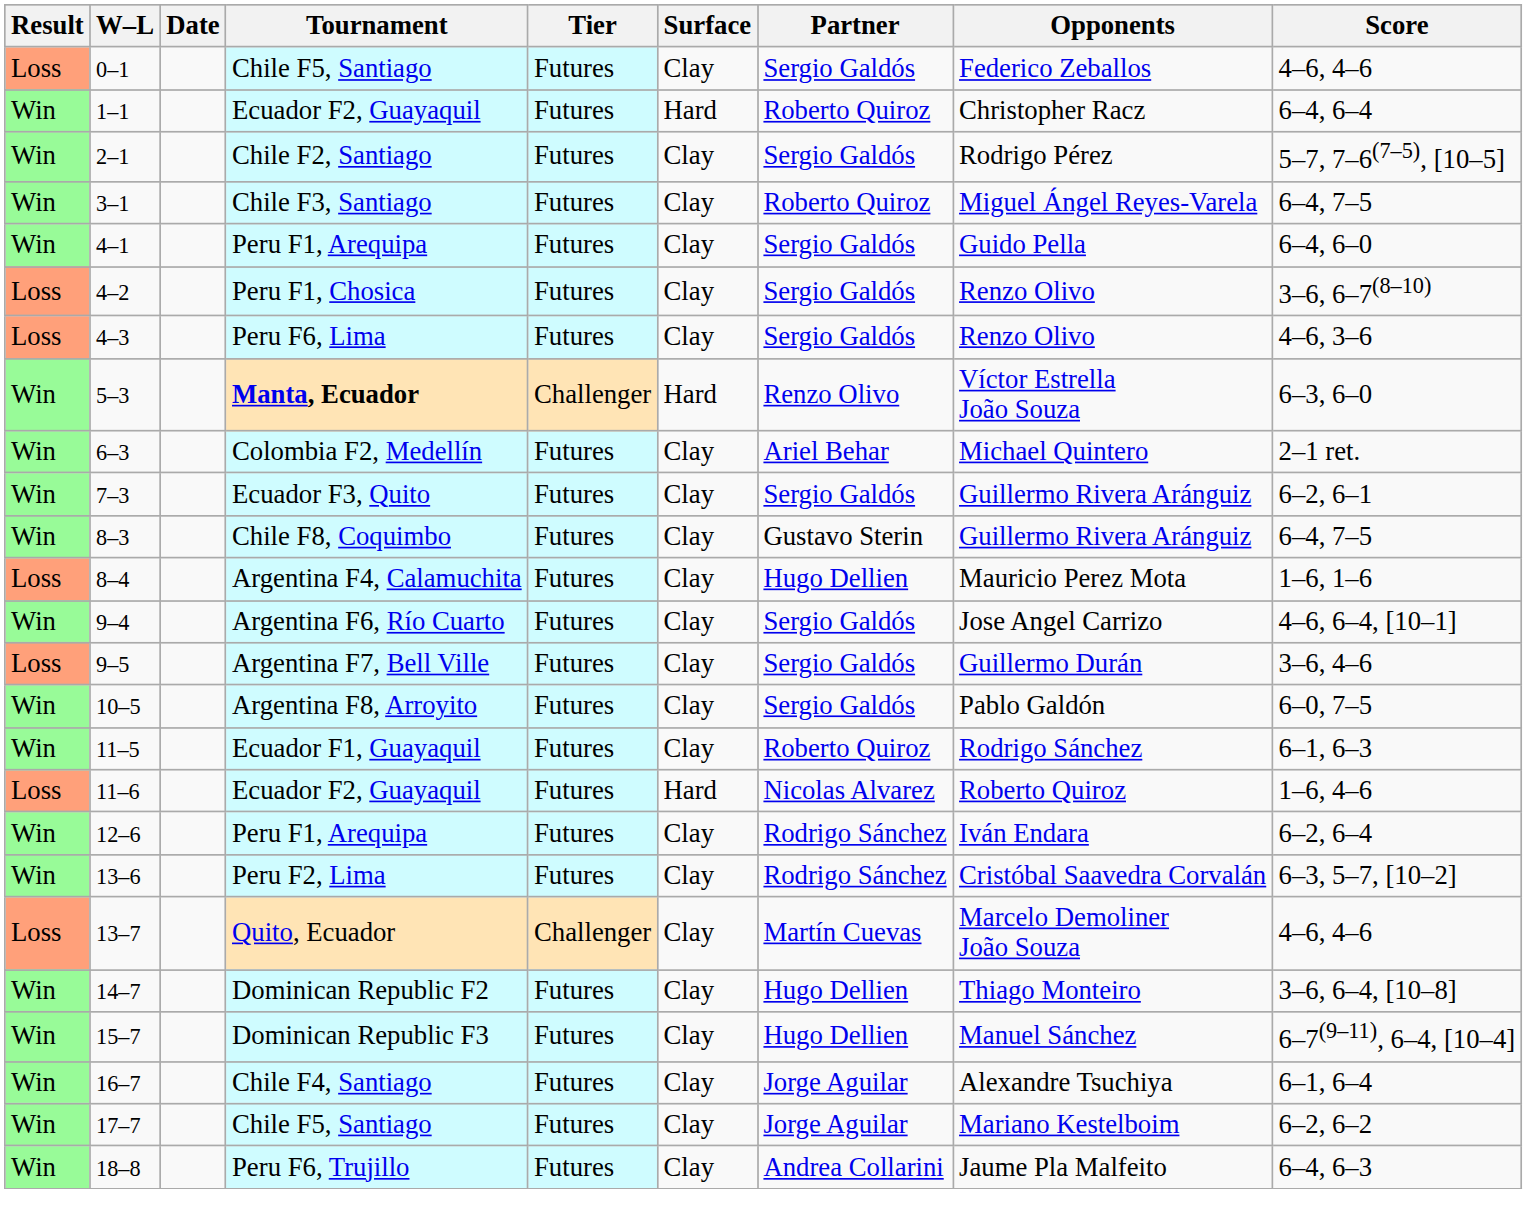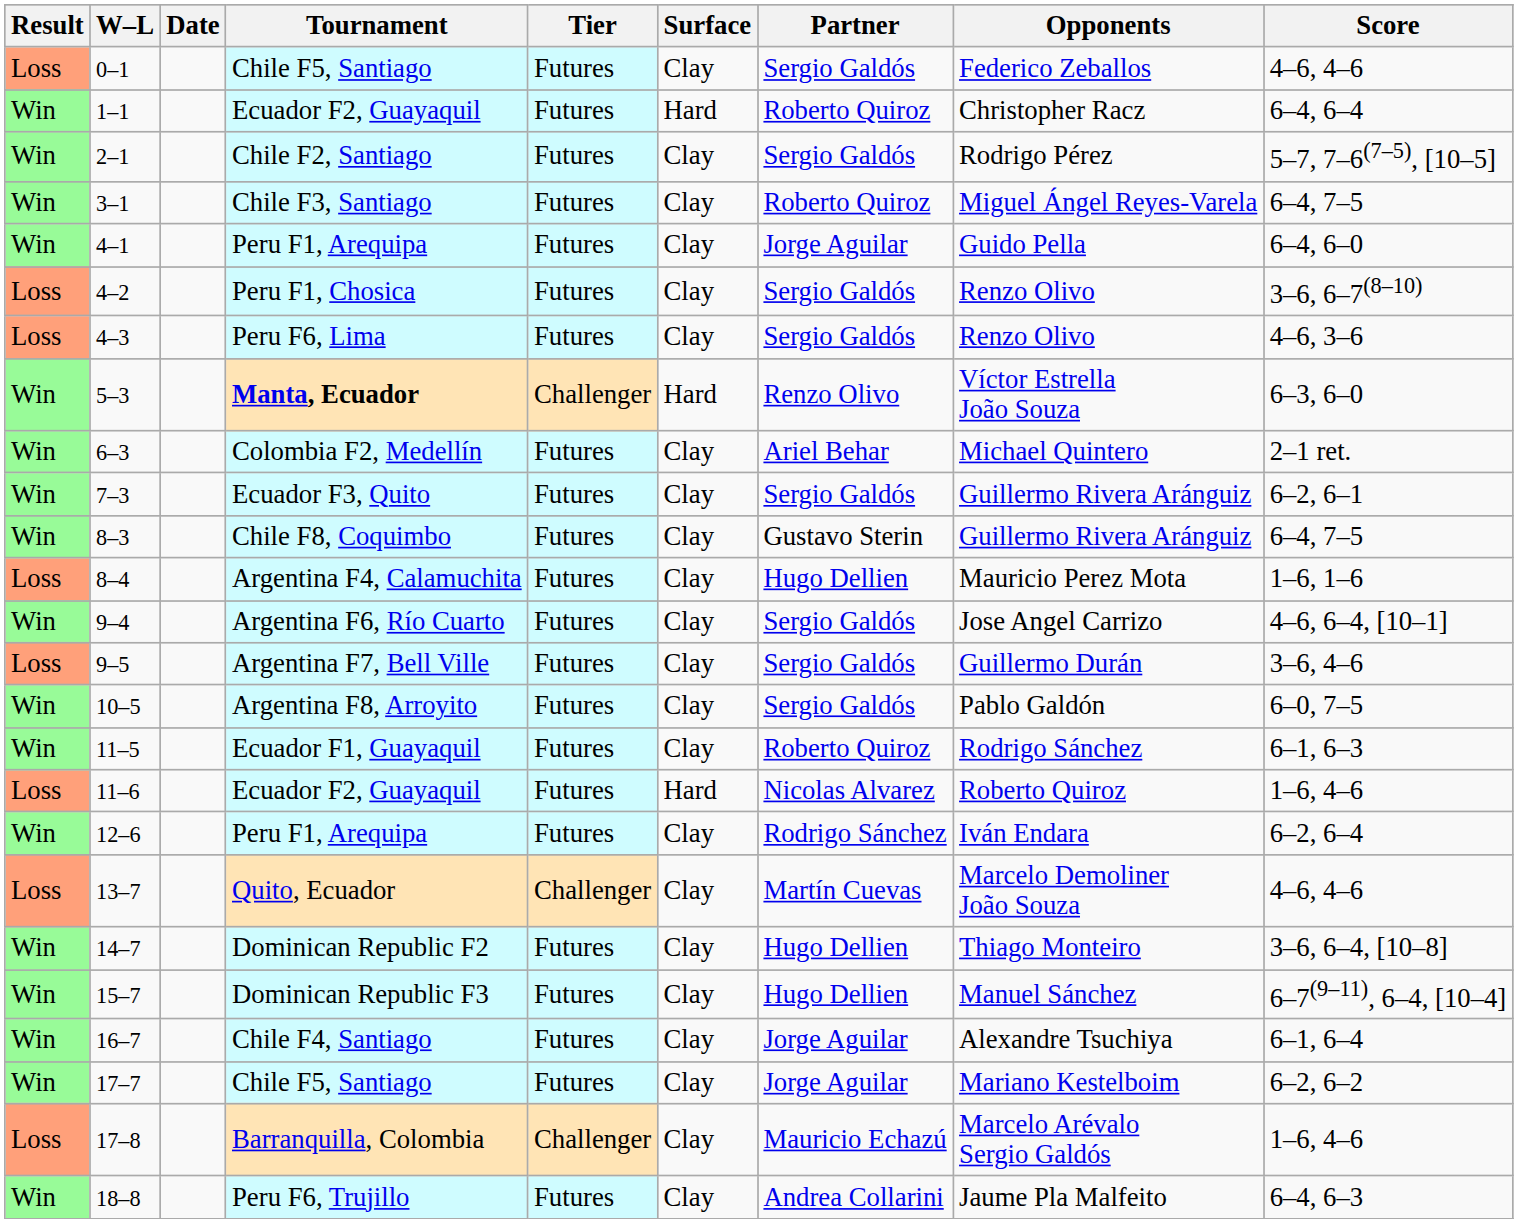(839, 244) Sergio Galdós -> (836, 244) Jorge Aguilar
- row: (118, 877)
+ row: (118, 1141)
